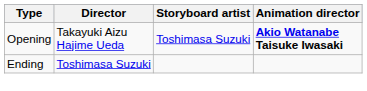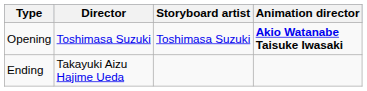(92, 38) Takayuki Aizu Hajime Ueda -> (104, 38) Toshimasa Suzuki
(104, 63) Toshimasa Suzuki -> (92, 70) Takayuki Aizu Hajime Ueda
